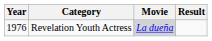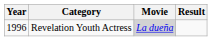(17, 28) 1976 -> (17, 28) 1996
